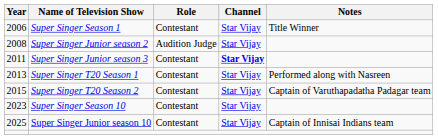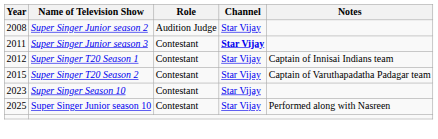- row: (76, 28)
(17, 75) 2013 -> (17, 59) 2012
(330, 75) Performed along with Nasreen -> (331, 59) Captain of Innisai Indians team
(331, 122) Captain of Innisai Indians team -> (330, 106) Performed along with Nasreen
